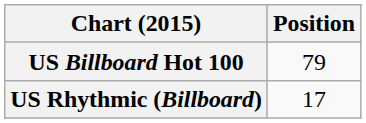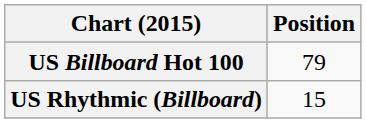(314, 99) 17 -> (314, 99) 15
